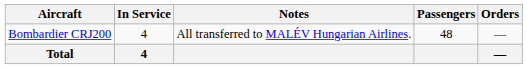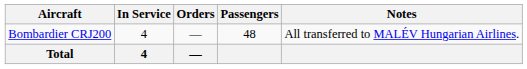columns swapped: (500, 14) <-> (294, 14)
